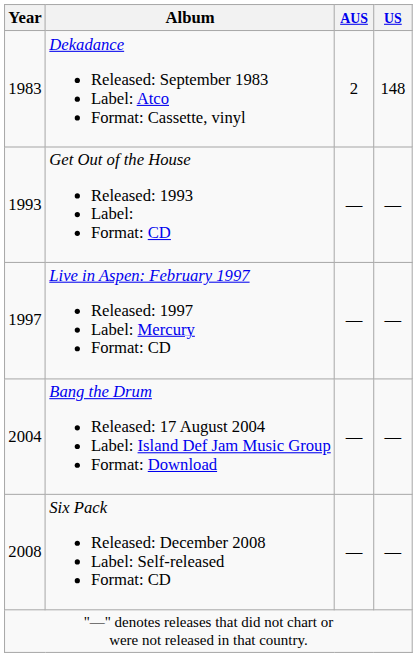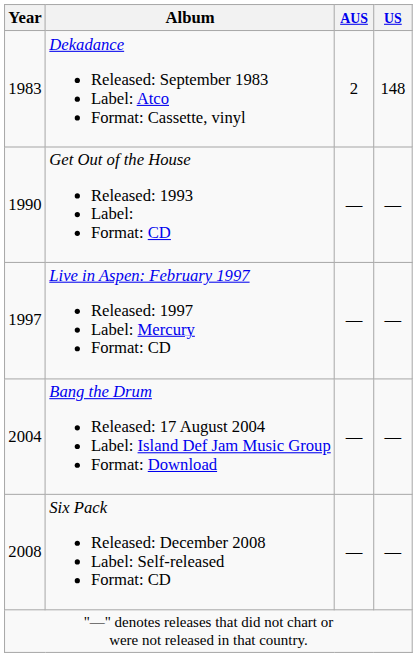(25, 204) 1993 -> (25, 204) 1990
